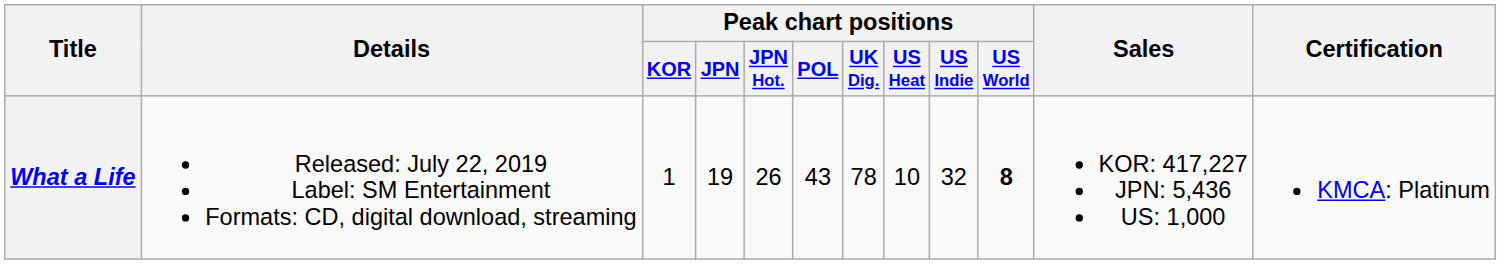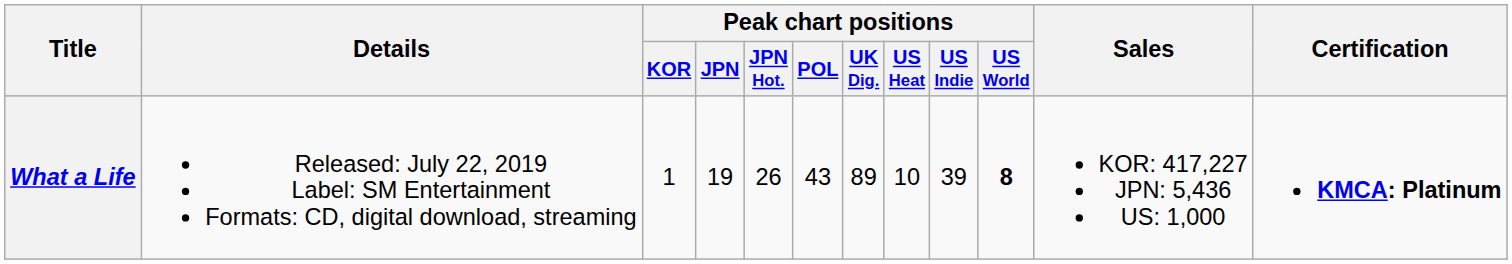(864, 177) 78 -> (864, 177) 89
(954, 177) 32 -> (954, 177) 39
(1374, 191) normal -> (1380, 191) bold
